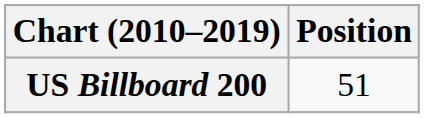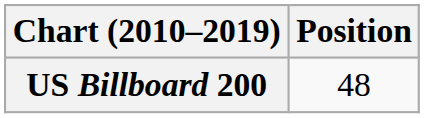(354, 84) 51 -> (354, 84) 48
